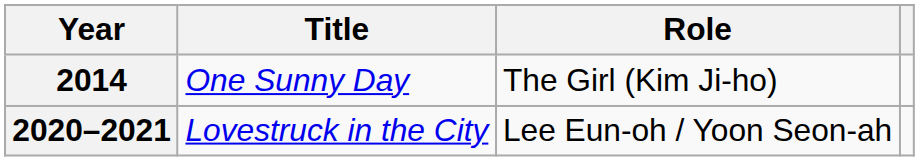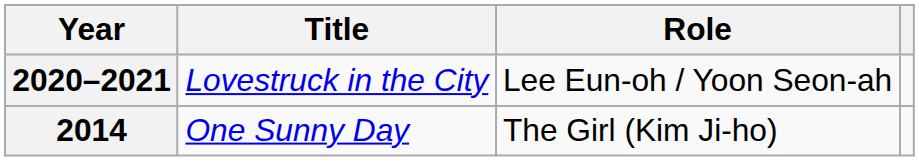rows swapped: (92, 79) <-> (92, 130)
